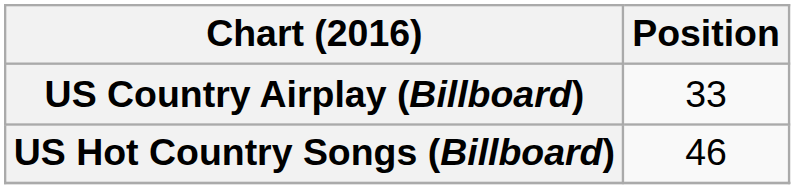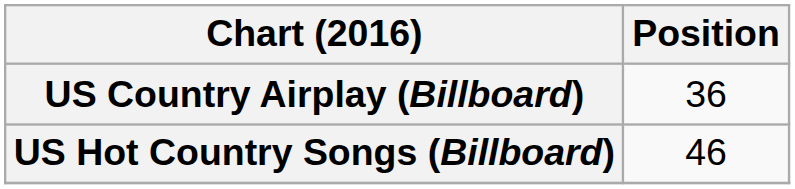(706, 93) 33 -> (706, 93) 36
